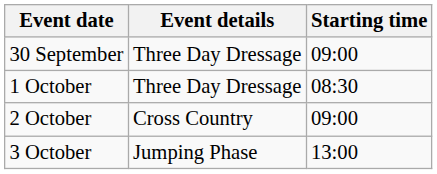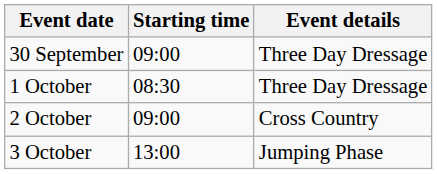columns swapped: (369, 20) <-> (217, 20)
